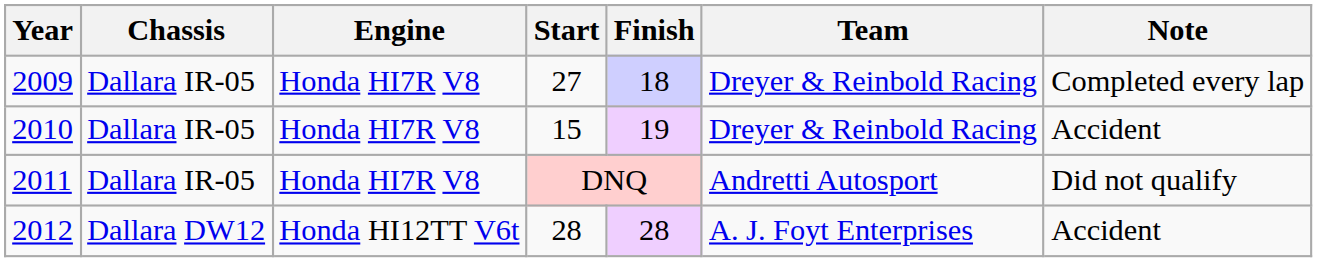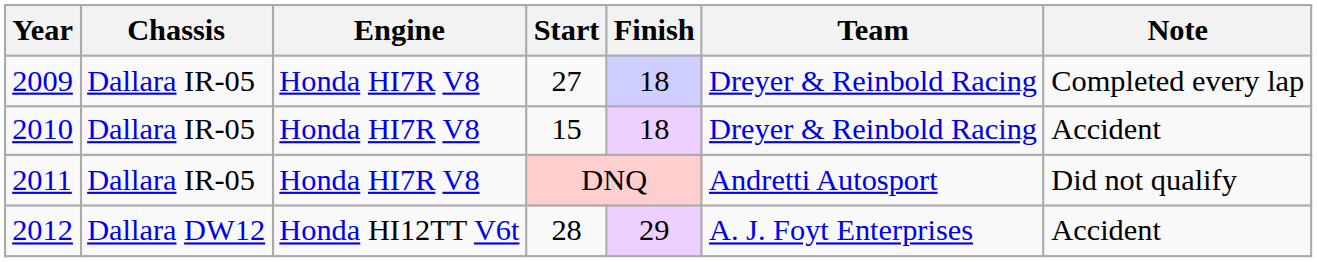(654, 130) 19 -> (654, 130) 18
(654, 230) 28 -> (654, 230) 29
